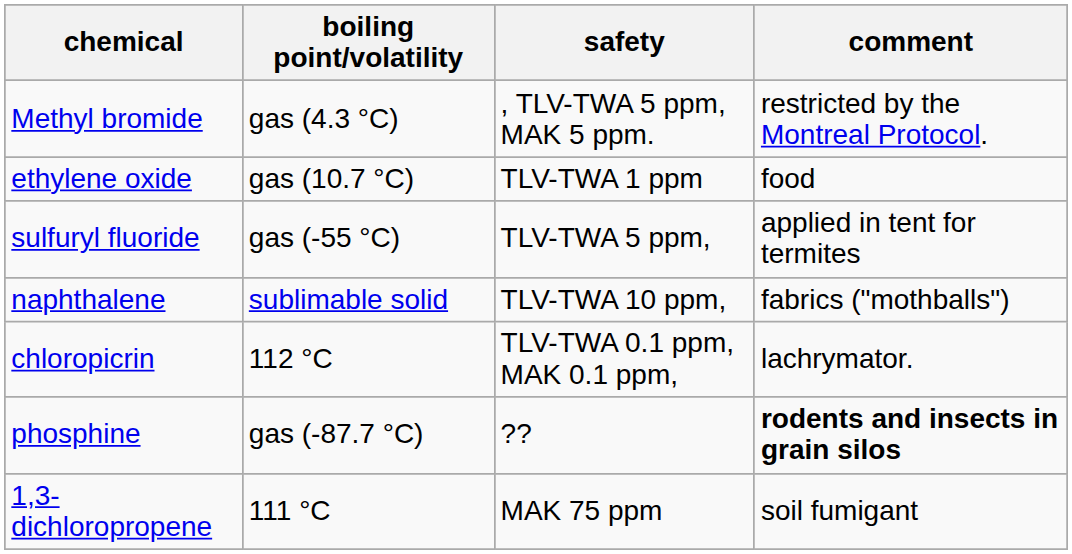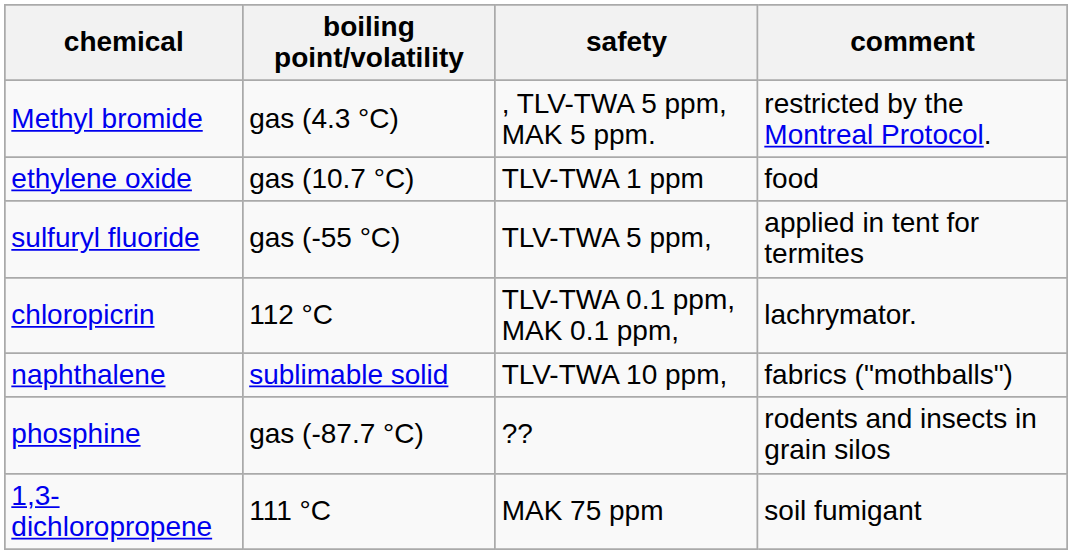rows swapped: (83, 358) <-> (88, 298)
(910, 434) bold -> (901, 434) normal
